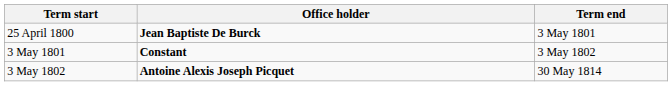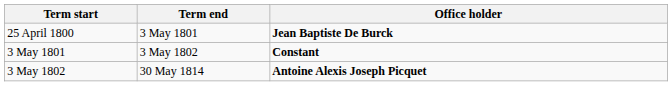columns swapped: (601, 14) <-> (336, 14)
